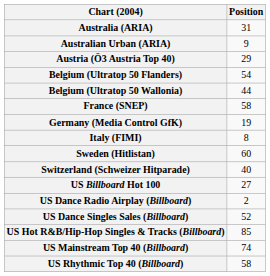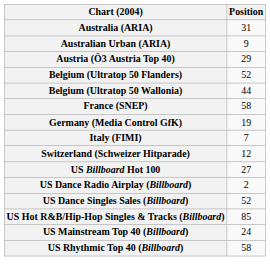(246, 75) 54 -> (246, 75) 52
(246, 138) 8 -> (246, 138) 7
- row: (116, 153)
(246, 169) 40 -> (246, 153) 12
(246, 248) 74 -> (246, 232) 24
